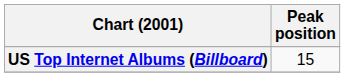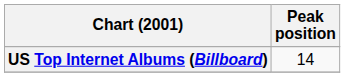(305, 59) 15 -> (305, 59) 14
